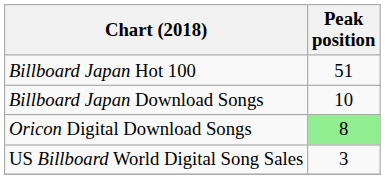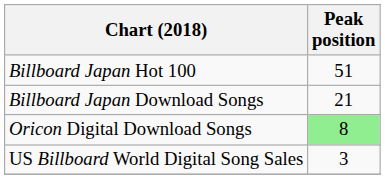(344, 99) 10 -> (344, 99) 21
